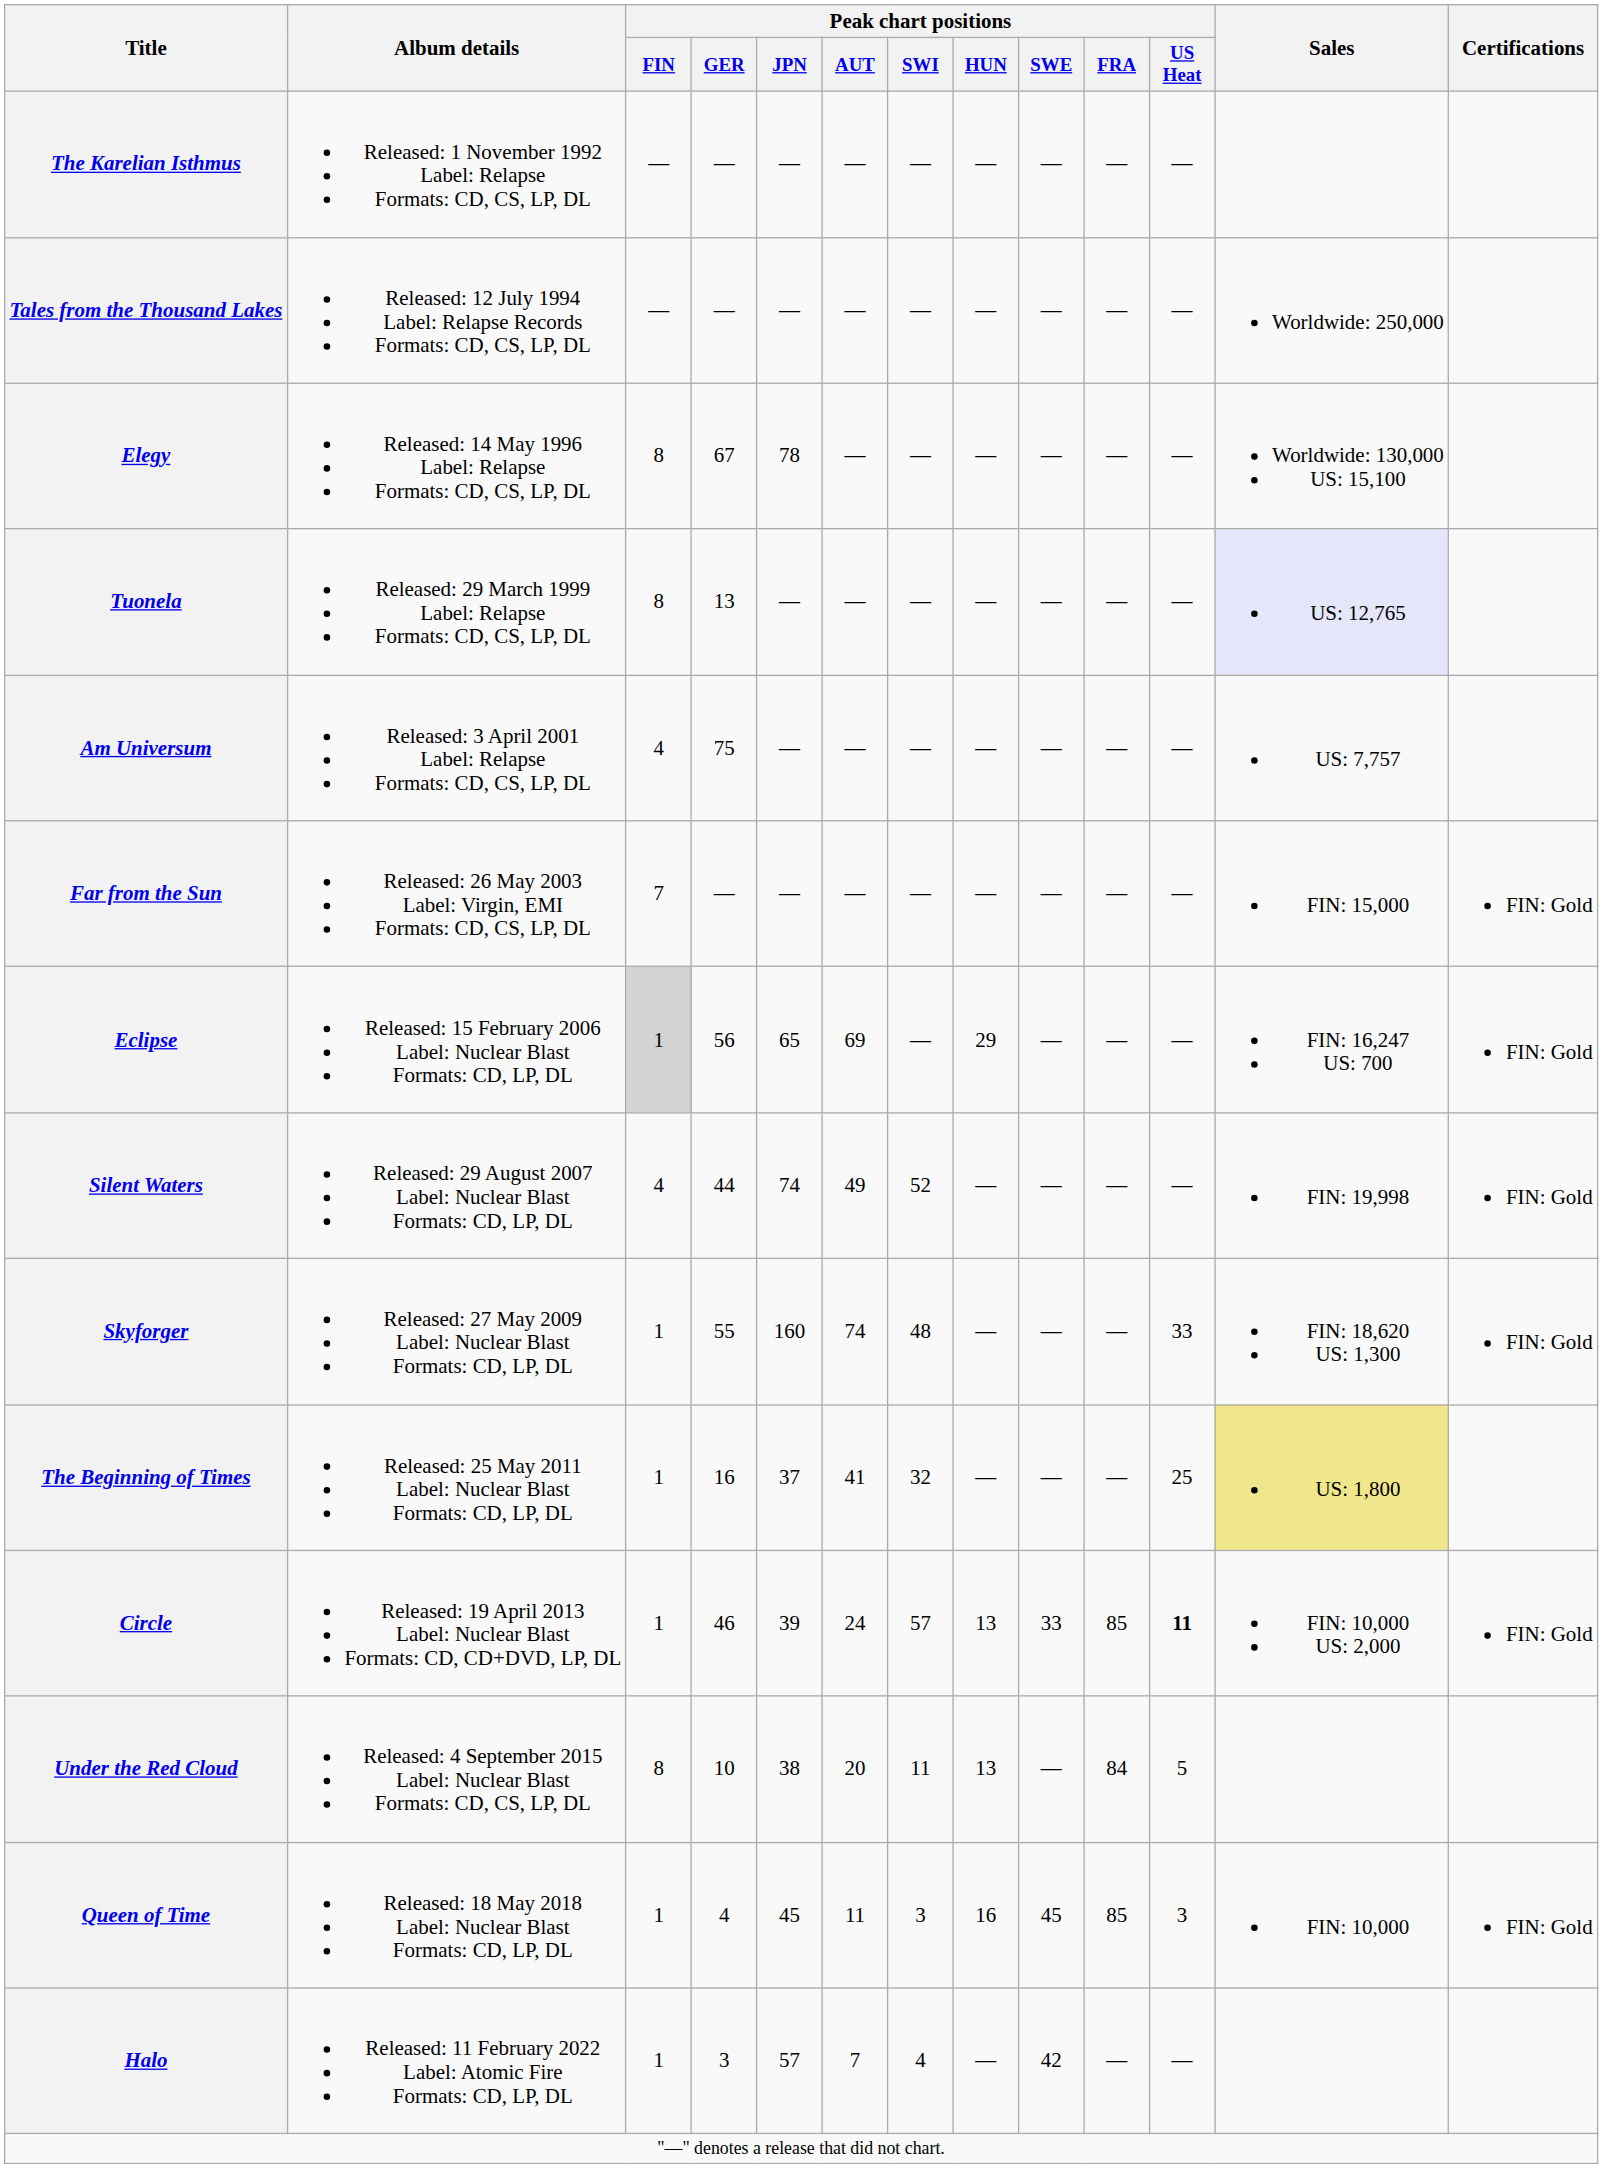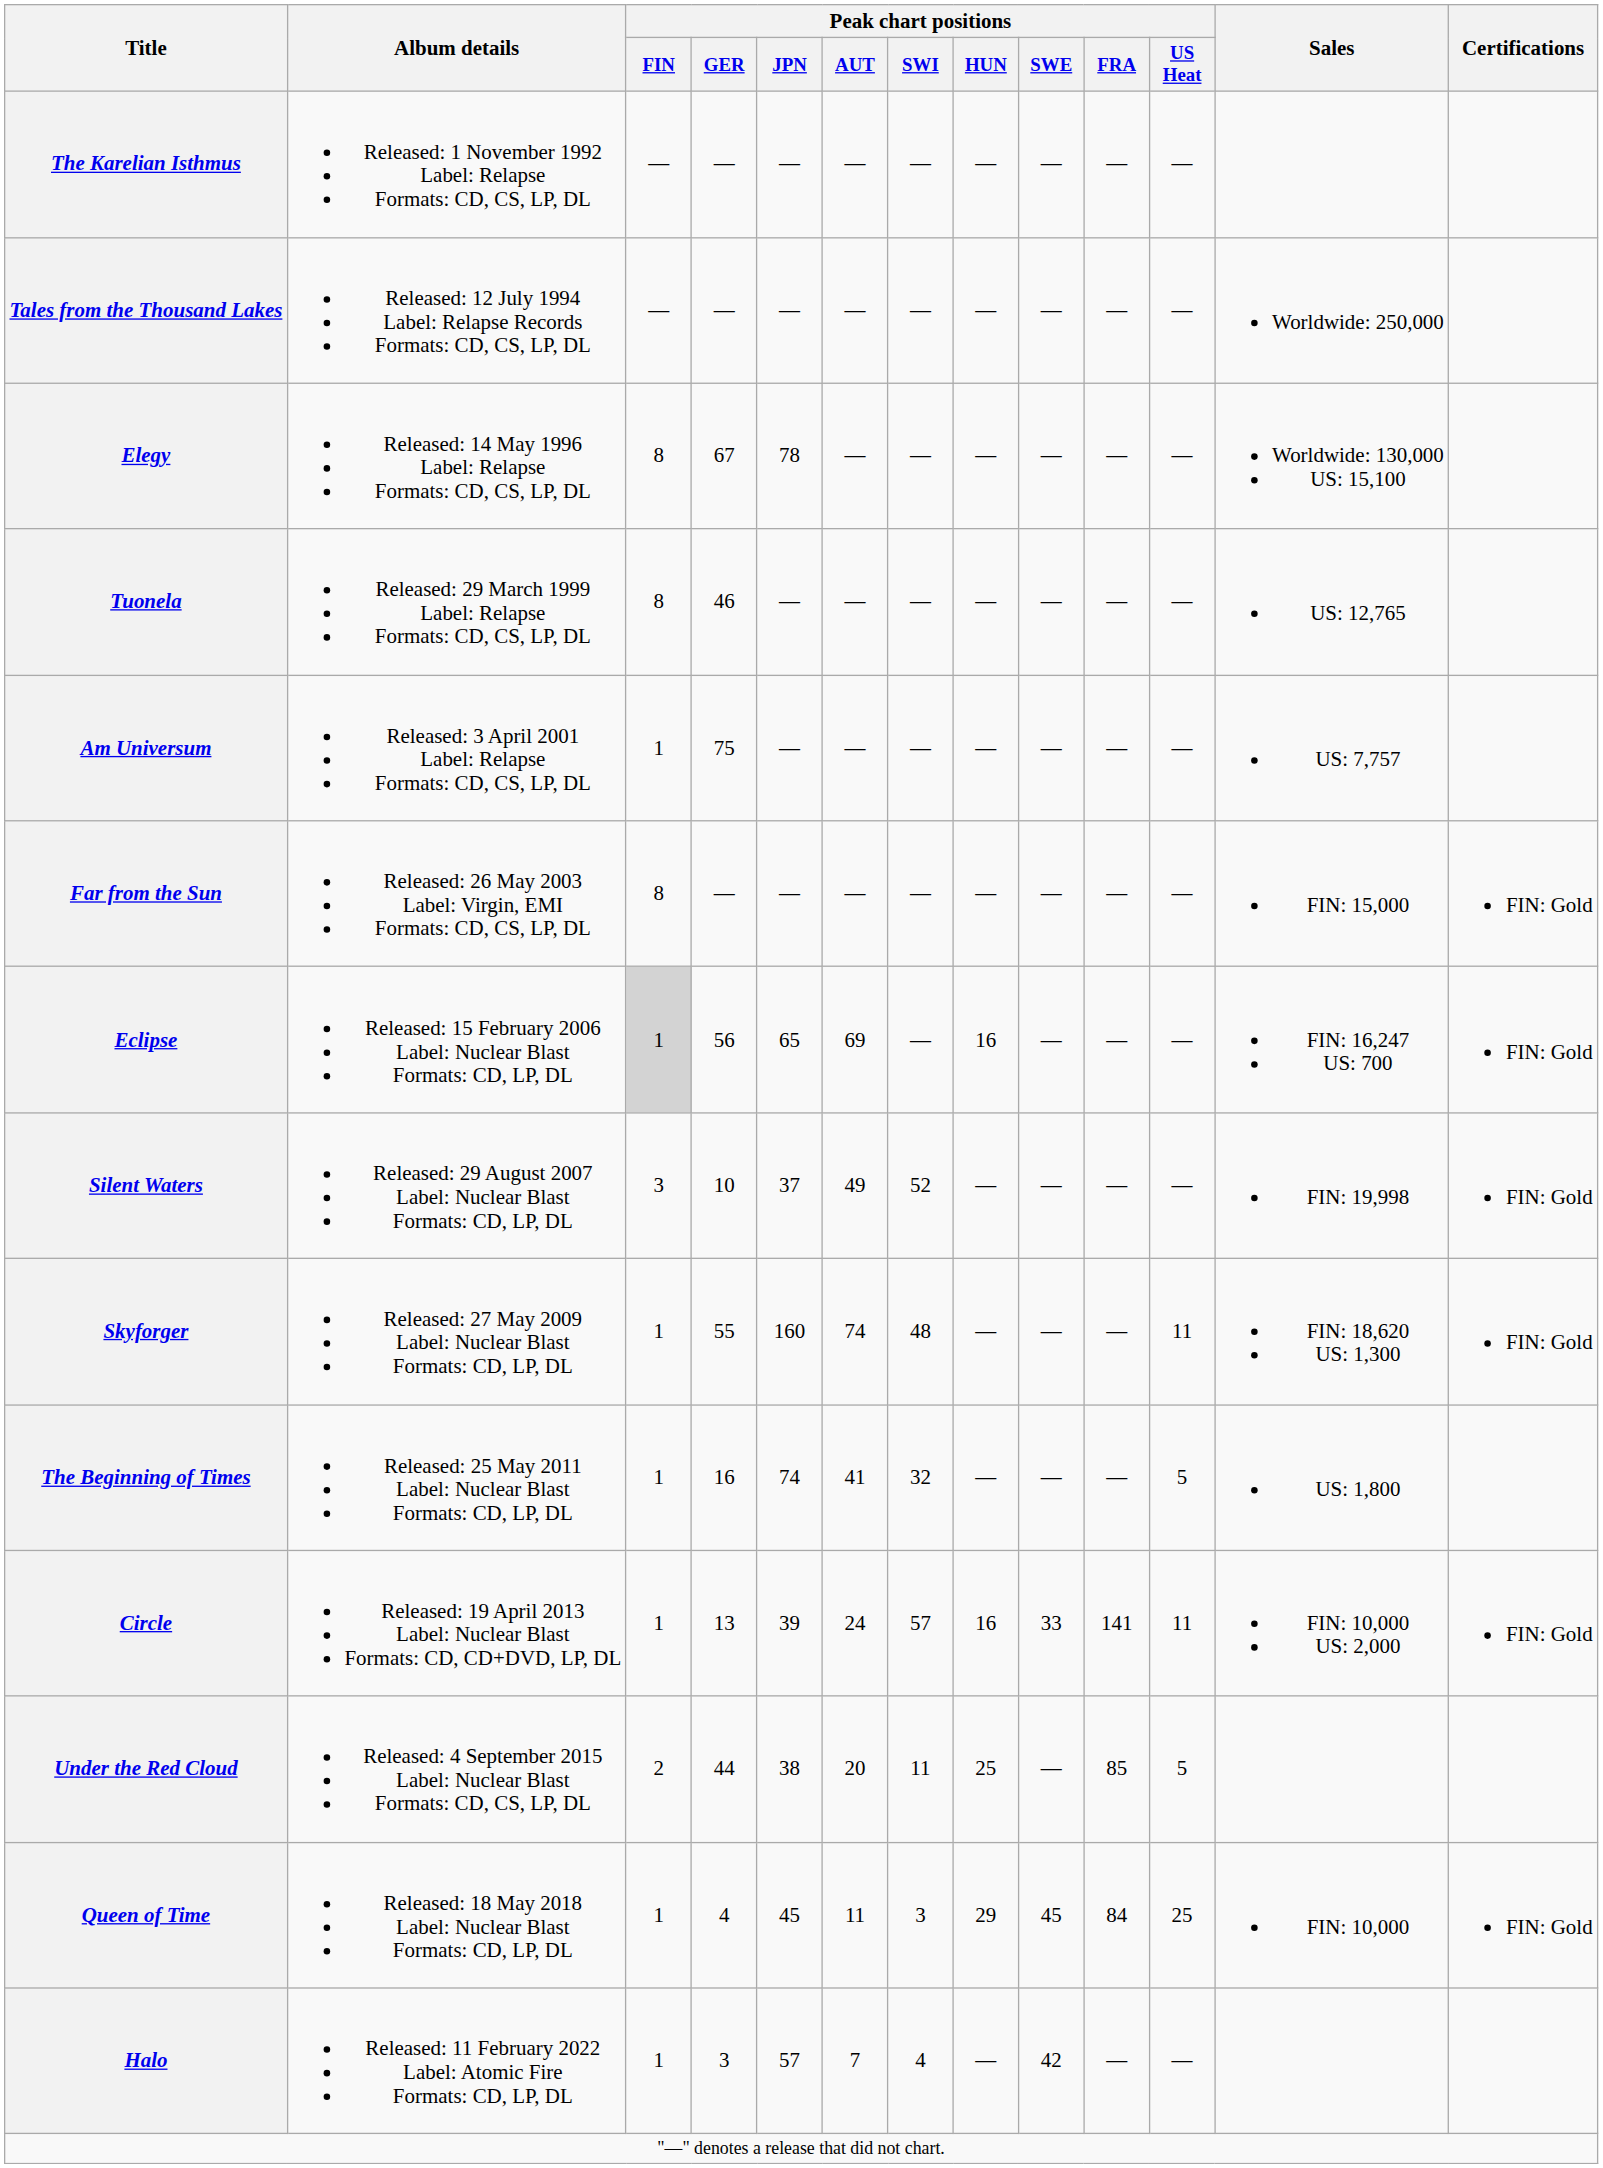(724, 601) 13 -> (724, 601) 46
(1332, 614) lavender background -> (1332, 614) no background
(659, 747) 4 -> (659, 747) 1
(659, 893) 7 -> (659, 893) 8
(986, 1039) 29 -> (986, 1039) 16
(659, 1185) 4 -> (659, 1185) 3
(724, 1185) 44 -> (724, 1185) 10
(790, 1185) 74 -> (790, 1185) 37
(1182, 1331) 33 -> (1182, 1331) 11
(790, 1477) 37 -> (790, 1477) 74
(1182, 1477) 25 -> (1182, 1477) 5
(1332, 1489) khaki background -> (1332, 1489) no background
(724, 1623) 46 -> (724, 1623) 13
(986, 1623) 13 -> (986, 1623) 16
(1117, 1623) 85 -> (1117, 1623) 141
(1182, 1623) bold -> (1182, 1623) normal
(659, 1768) 8 -> (659, 1768) 2
(724, 1768) 10 -> (724, 1768) 44
(986, 1768) 13 -> (986, 1768) 25
(1117, 1768) 84 -> (1117, 1768) 85
(986, 1914) 16 -> (986, 1914) 29
(1117, 1914) 85 -> (1117, 1914) 84
(1182, 1914) 3 -> (1182, 1914) 25
